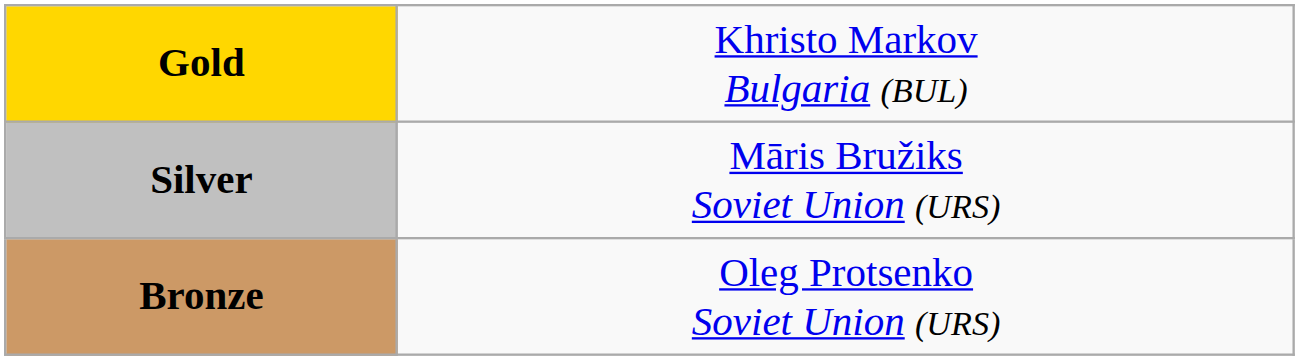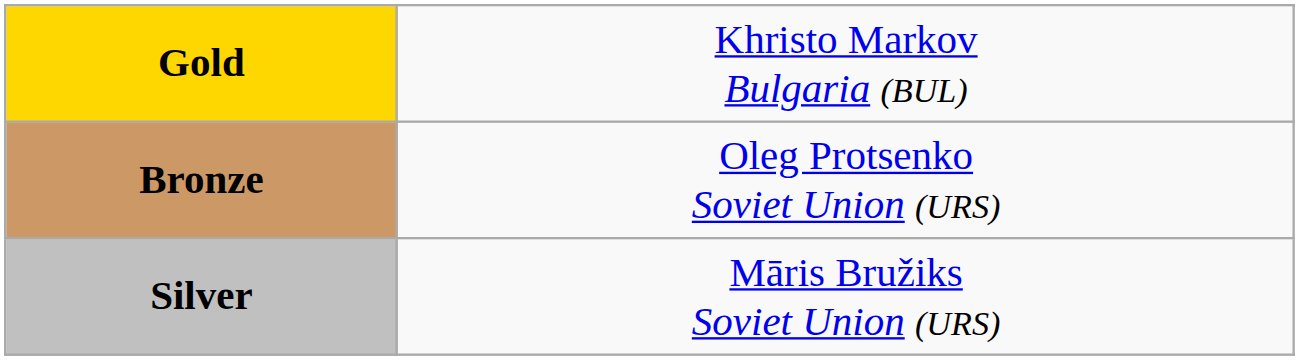rows swapped: (201, 178) <-> (201, 295)
